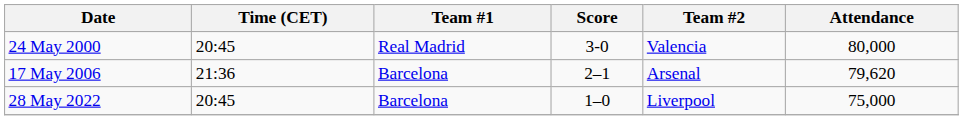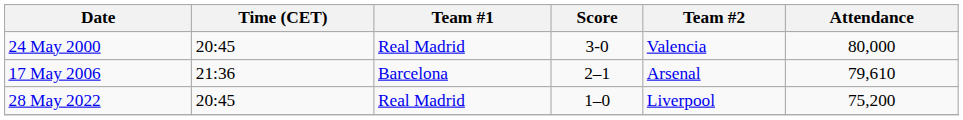(872, 73) 79,620 -> (872, 73) 79,610
(413, 100) Barcelona -> (421, 100) Real Madrid
(872, 100) 75,000 -> (872, 100) 75,200
